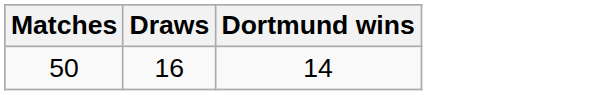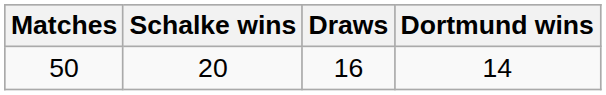+ column: (213, 25)
